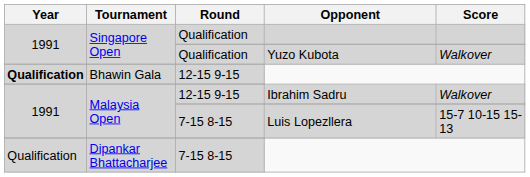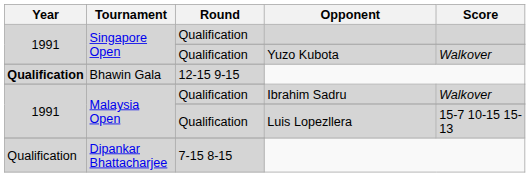(209, 94) 12-15 9-15 -> (213, 94) Qualification
(205, 122) 7-15 8-15 -> (213, 122) Qualification
